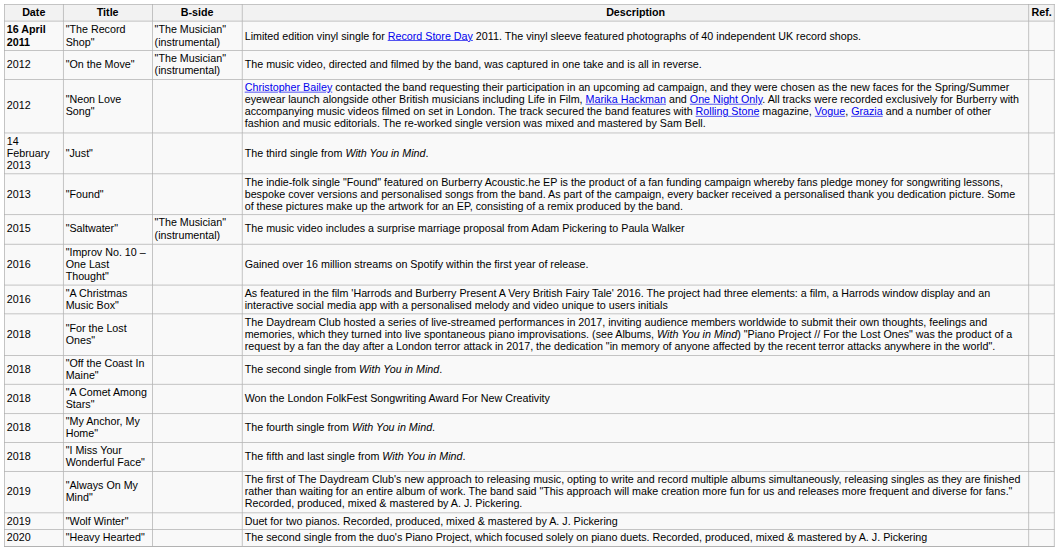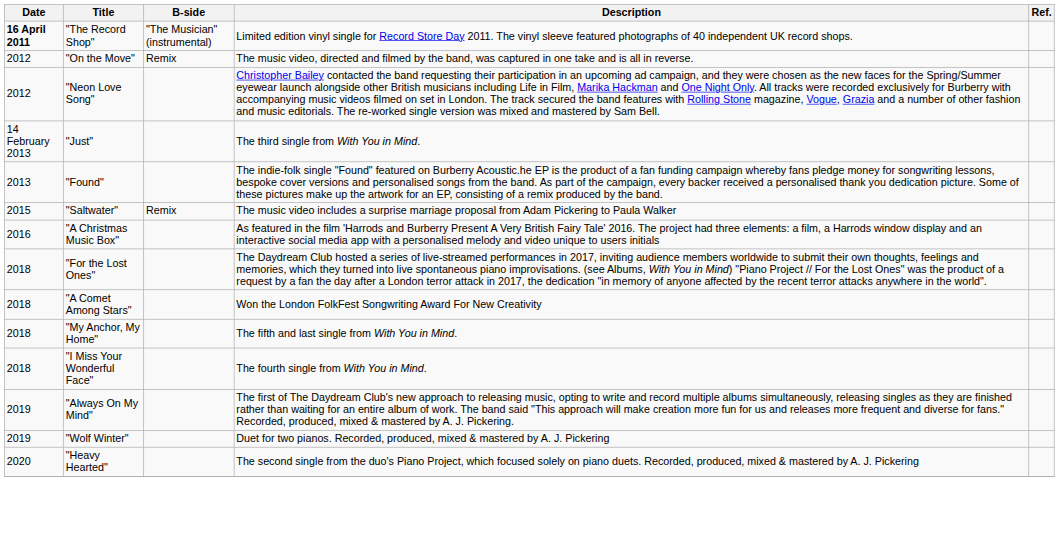(190, 65) "The Musician" (instrumental) -> (161, 59) Remix
(190, 229) "The Musician" (instrumental) -> (161, 211) Remix
- row: (106, 264)
- row: (105, 369)
(340, 428) The fourth single from With You in Mind. -> (347, 333) The fifth and last single from With You in Mind.
(355, 457) The fifth and last single from With You in Mind. -> (332, 368) The fourth single from With You in Mind.
